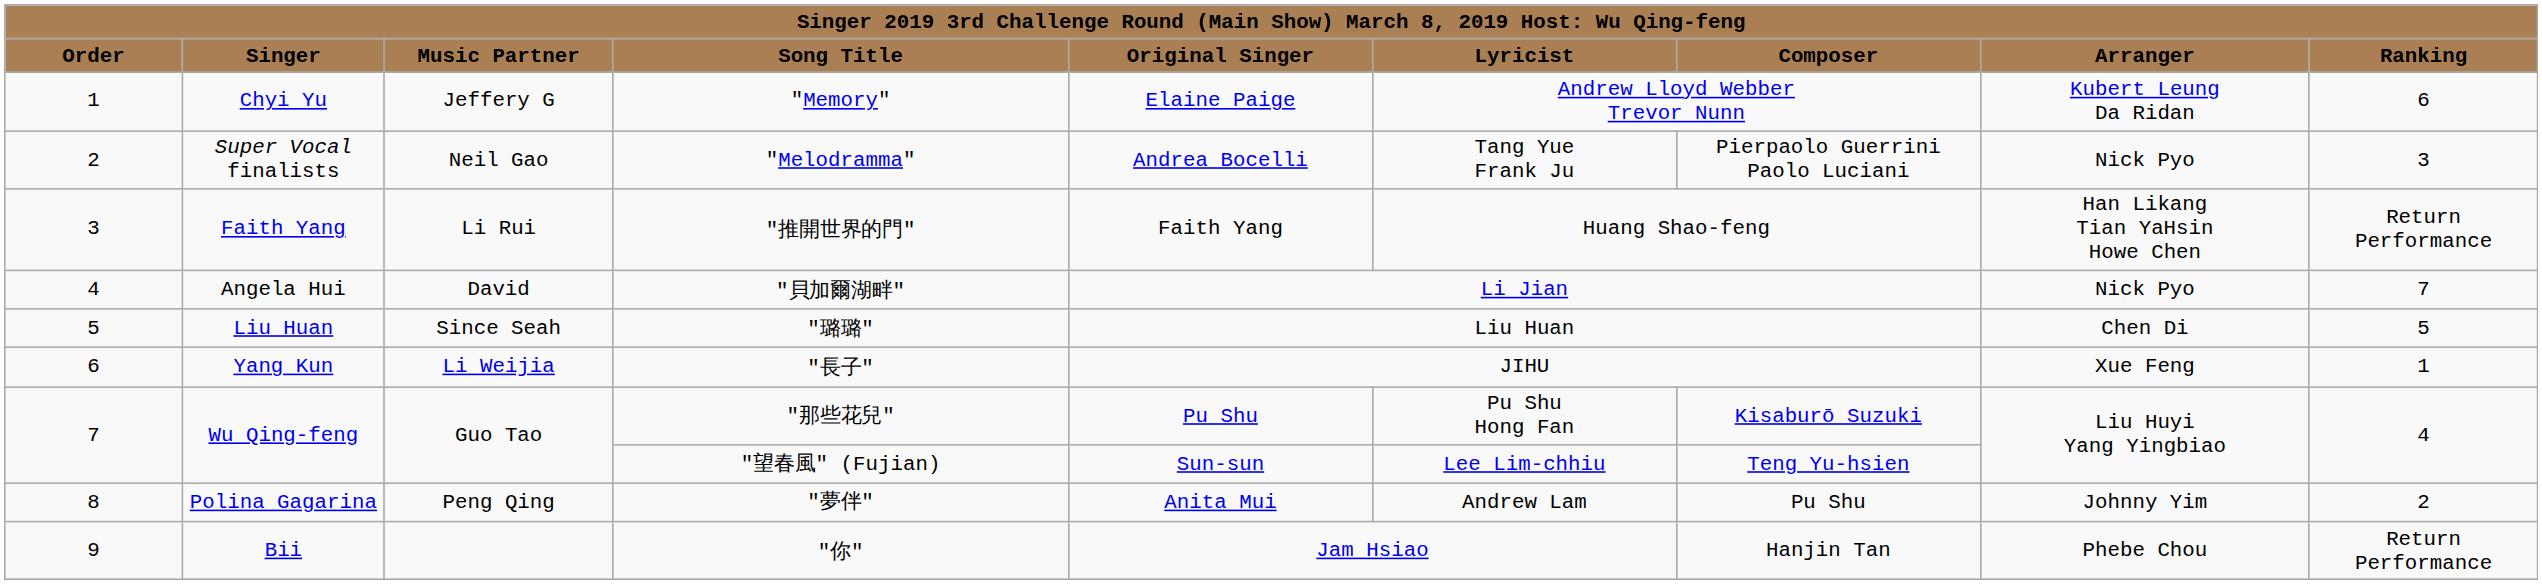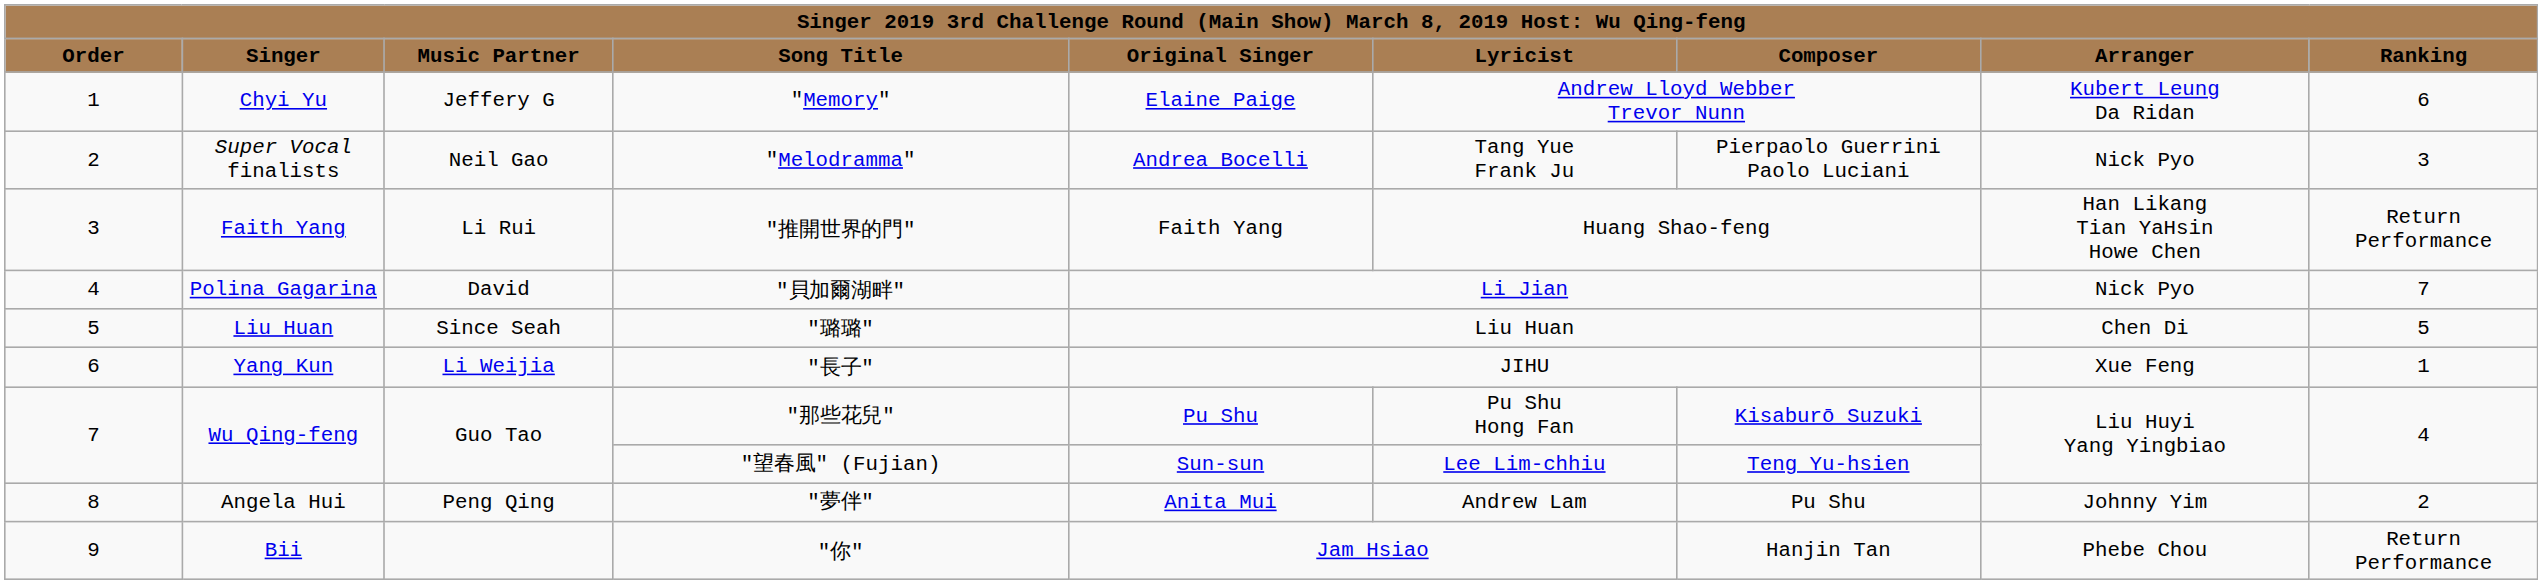(283, 290) Angela Hui -> (283, 290) Polina Gagarina
(283, 502) Polina Gagarina -> (283, 502) Angela Hui
